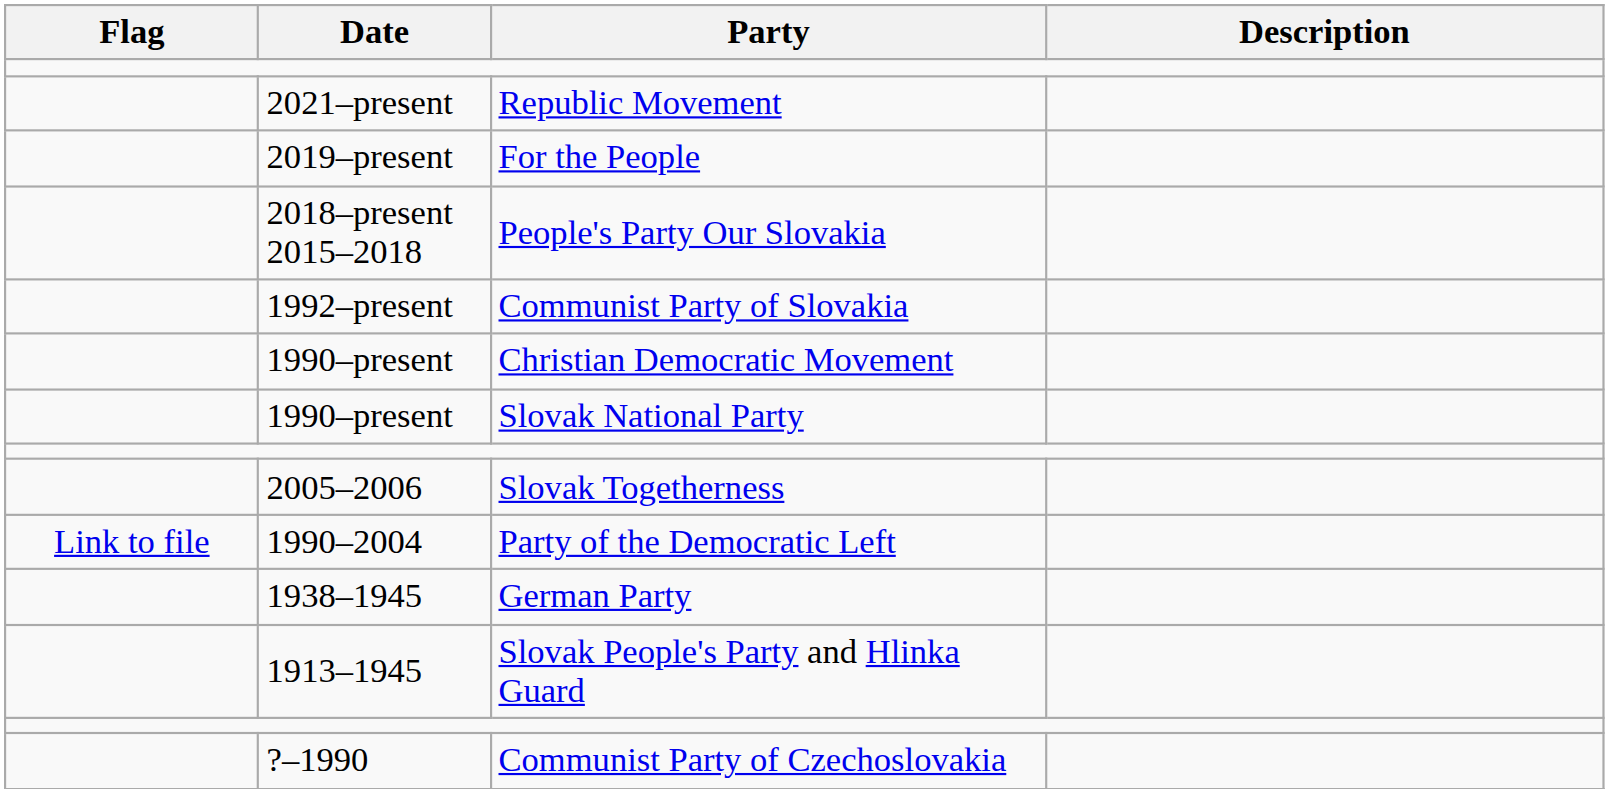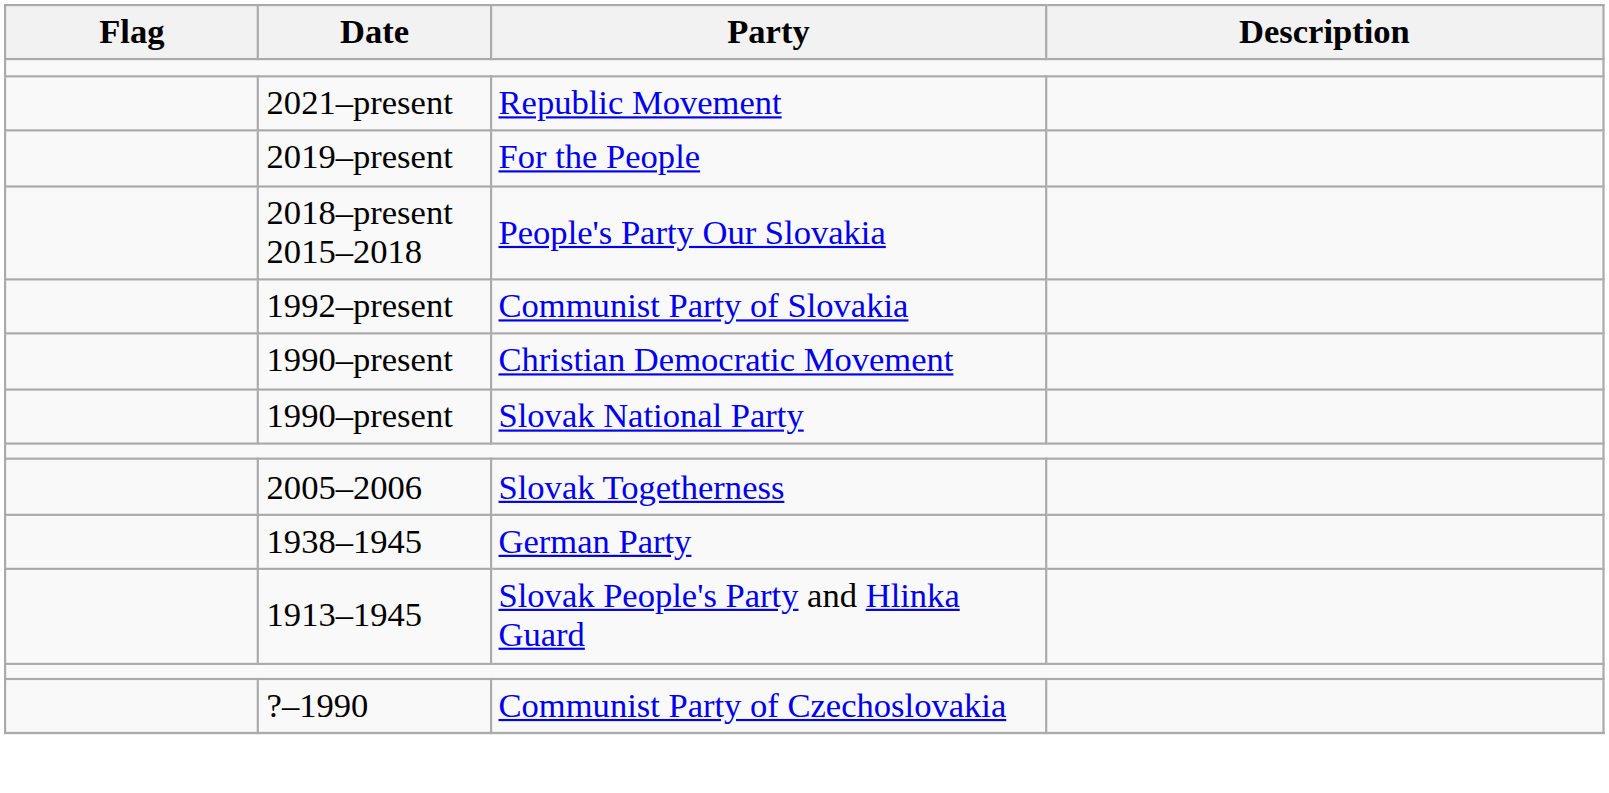- row: (344, 541)
